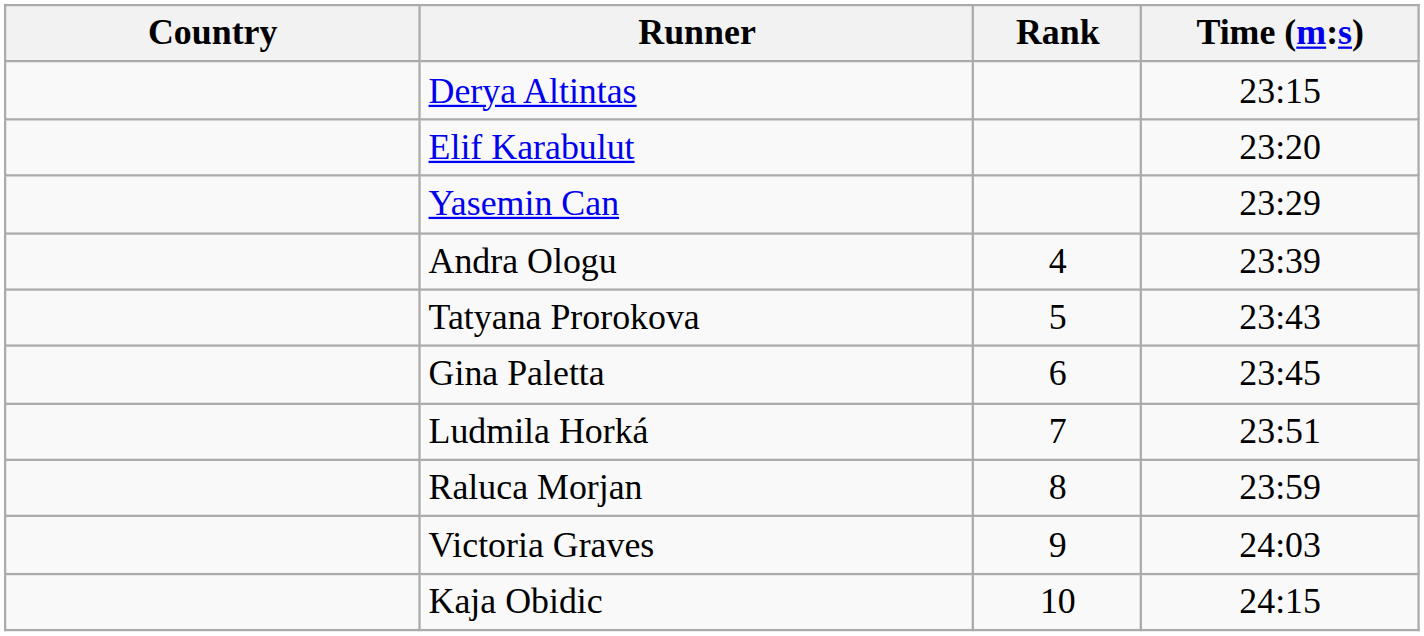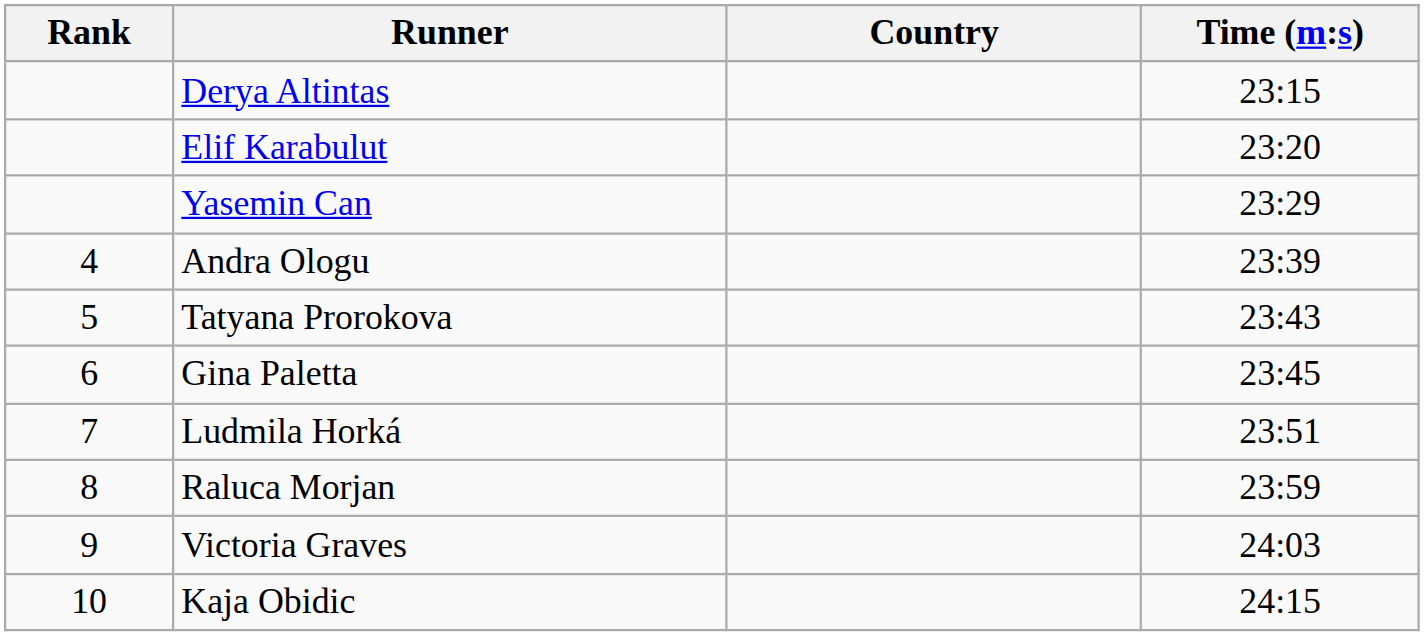columns swapped: (1058, 32) <-> (213, 32)
